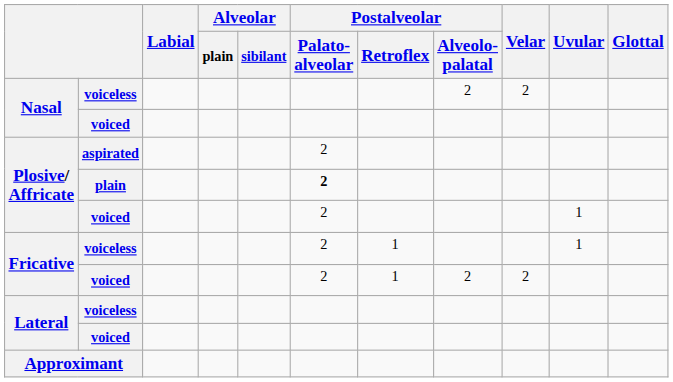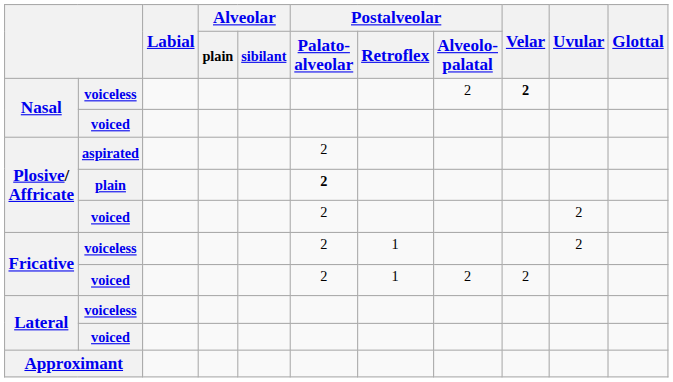(526, 90) normal -> (526, 93) bold
(579, 213) 1 -> (579, 213) 2
(579, 244) 1 -> (579, 244) 2
